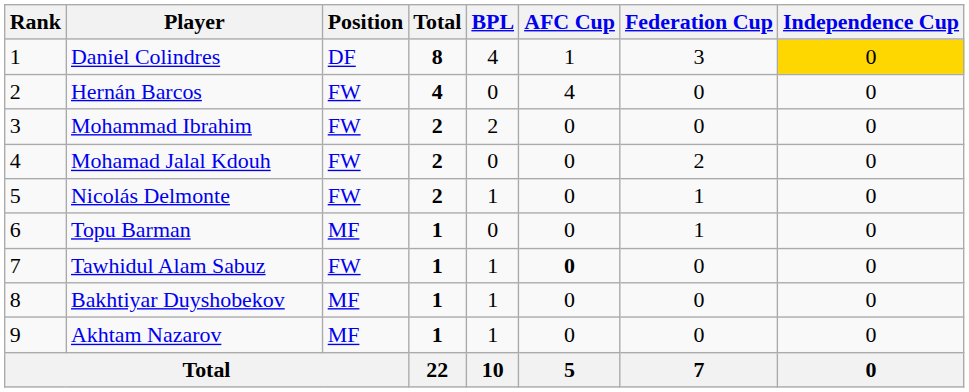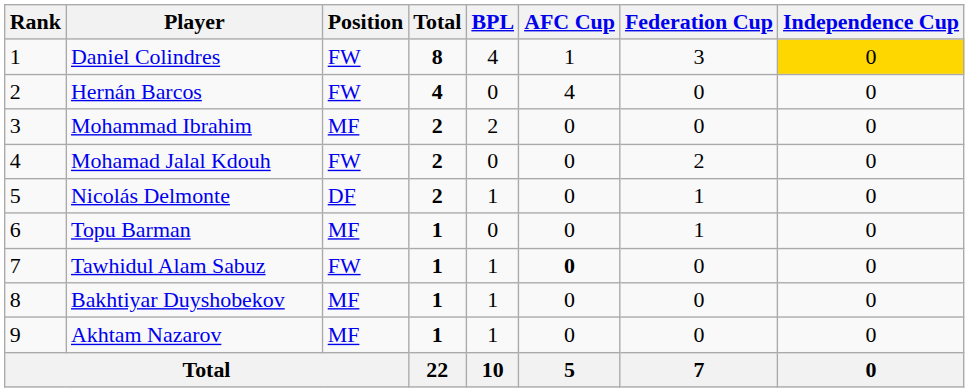(342, 56) DF -> (344, 56) FW
(344, 126) FW -> (344, 126) MF
(344, 195) FW -> (342, 195) DF
